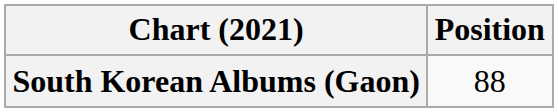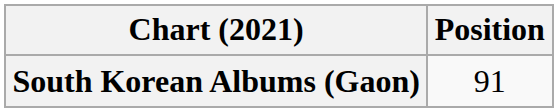(490, 80) 88 -> (490, 80) 91
